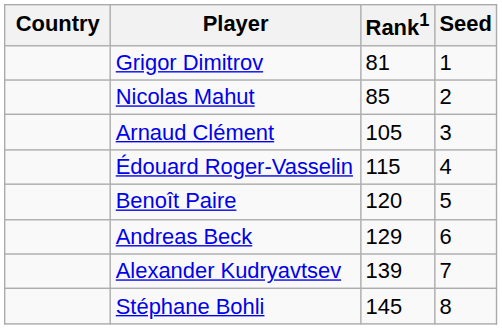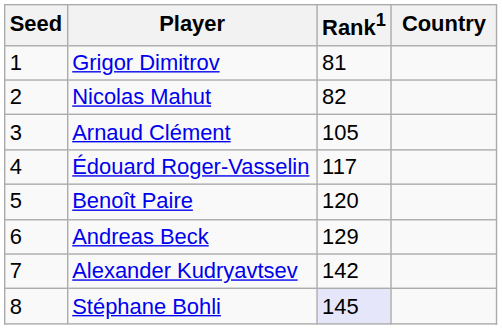columns swapped: (58, 24) <-> (466, 24)
(378, 97) 85 -> (334, 97) 82
(383, 166) 115 -> (340, 166) 117
(384, 271) 139 -> (340, 271) 142
(384, 305) no background -> (340, 305) lavender background
